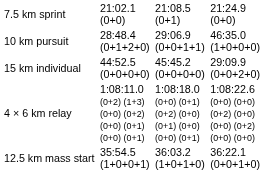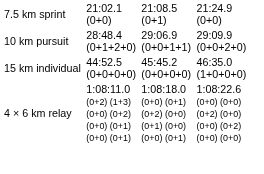(235, 42) 46:35.0 (1+0+0+0) -> (221, 42) 29:09.9 (0+0+2+0)
(235, 68) 29:09.9 (0+0+2+0) -> (221, 68) 46:35.0 (1+0+0+0)
- row: (49, 158)
